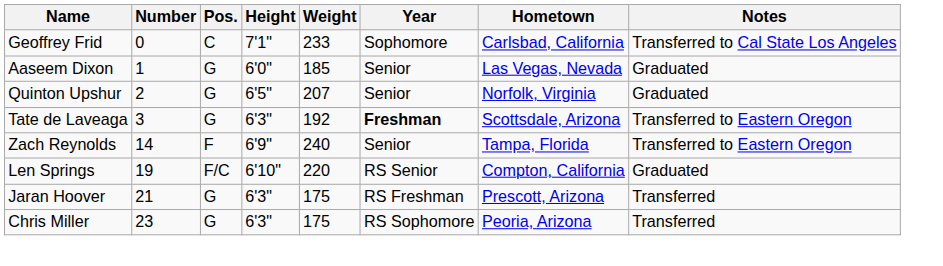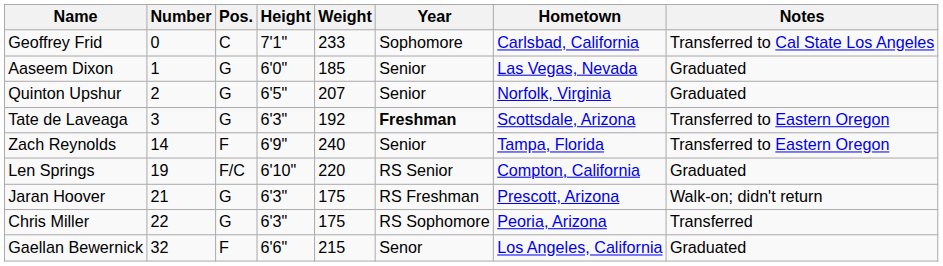(674, 196) Transferred -> (746, 196) Walk-on; didn't return
(144, 222) 23 -> (159, 222) 22
+ row: (76, 247)
